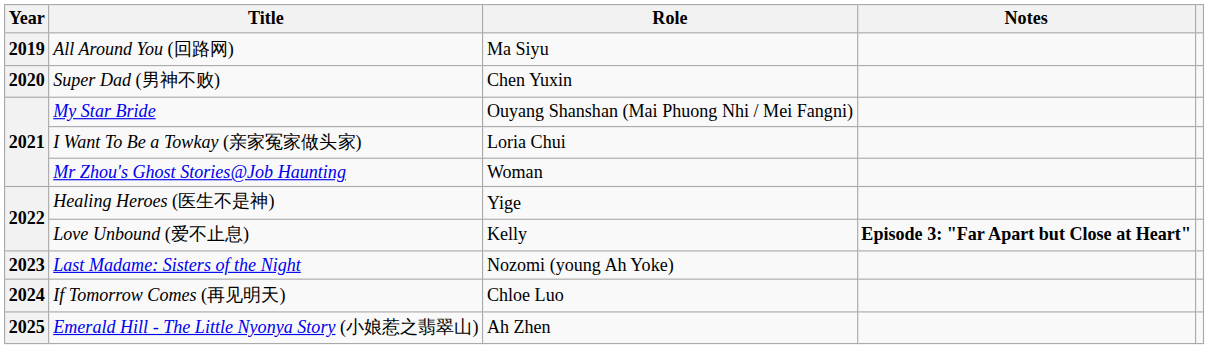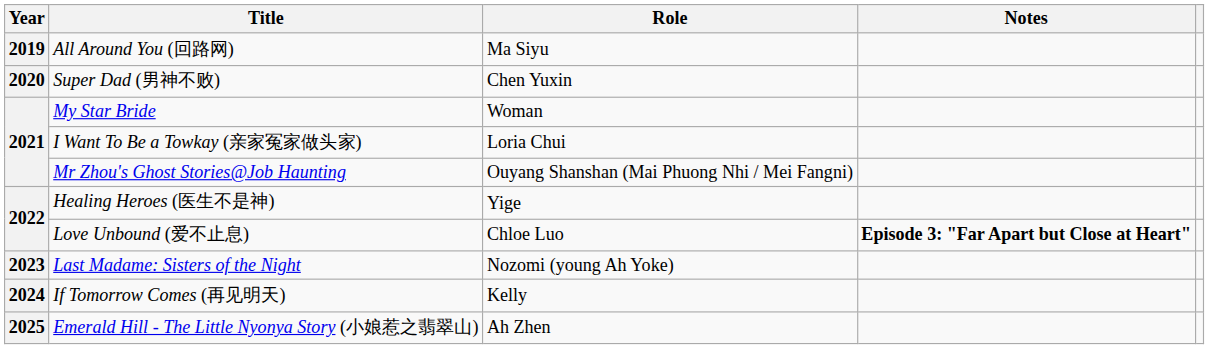(670, 111) Ouyang Shanshan (Mai Phuong Nhi / Mei Fangni) -> (515, 111) Woman
(515, 172) Woman -> (670, 172) Ouyang Shanshan (Mai Phuong Nhi / Mei Fangni)
(507, 234) Kelly -> (525, 234) Chloe Luo
(525, 295) Chloe Luo -> (507, 295) Kelly
